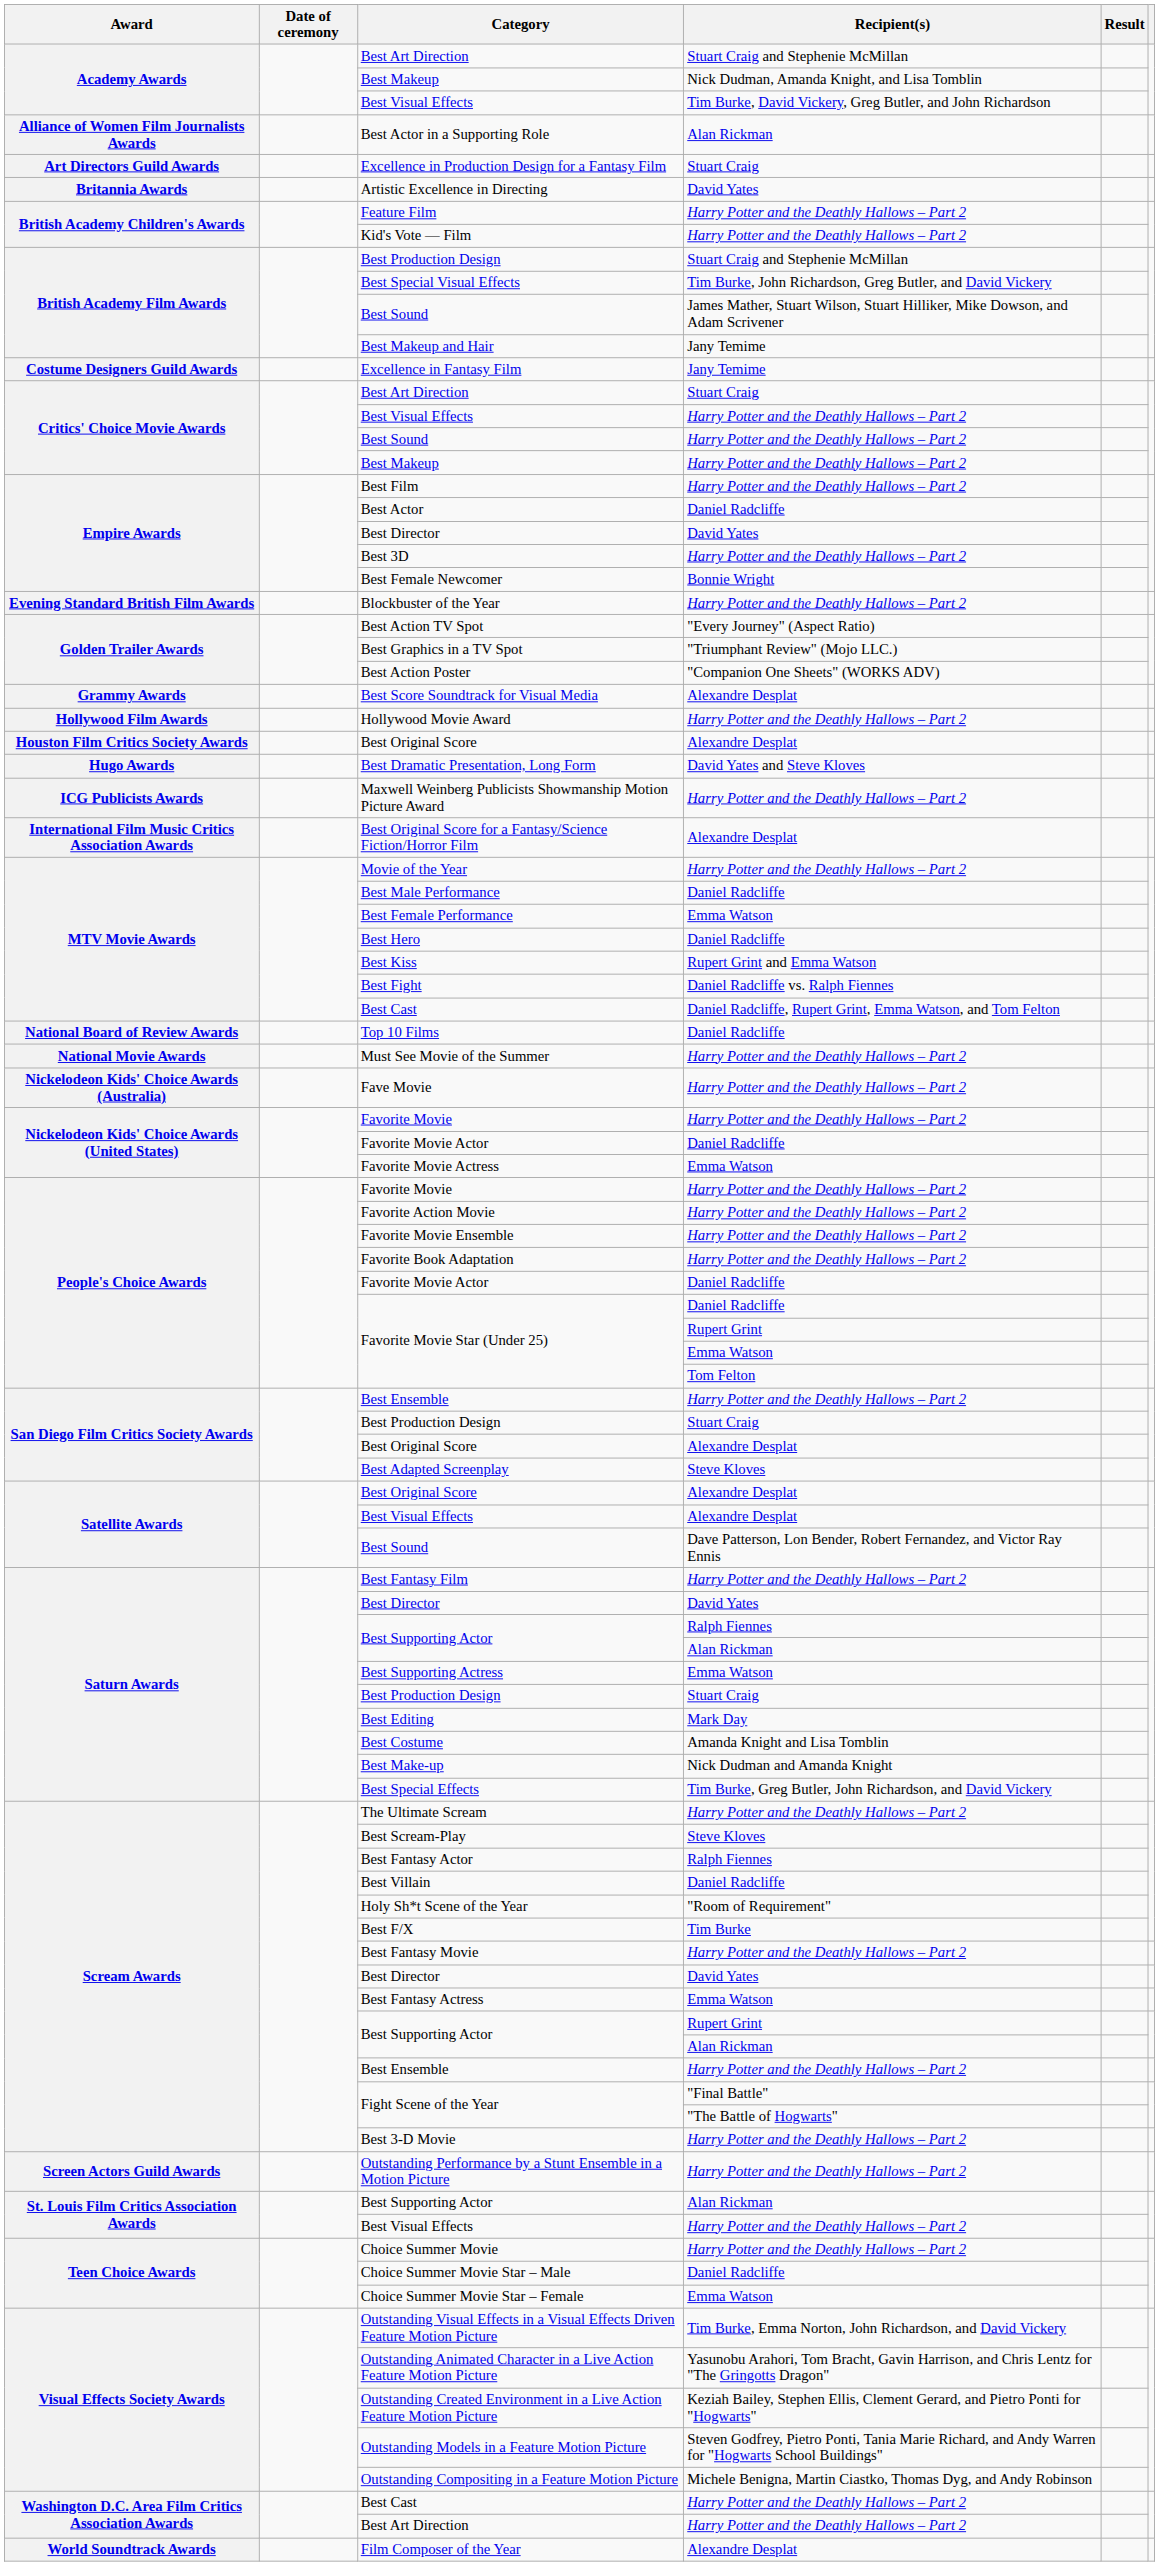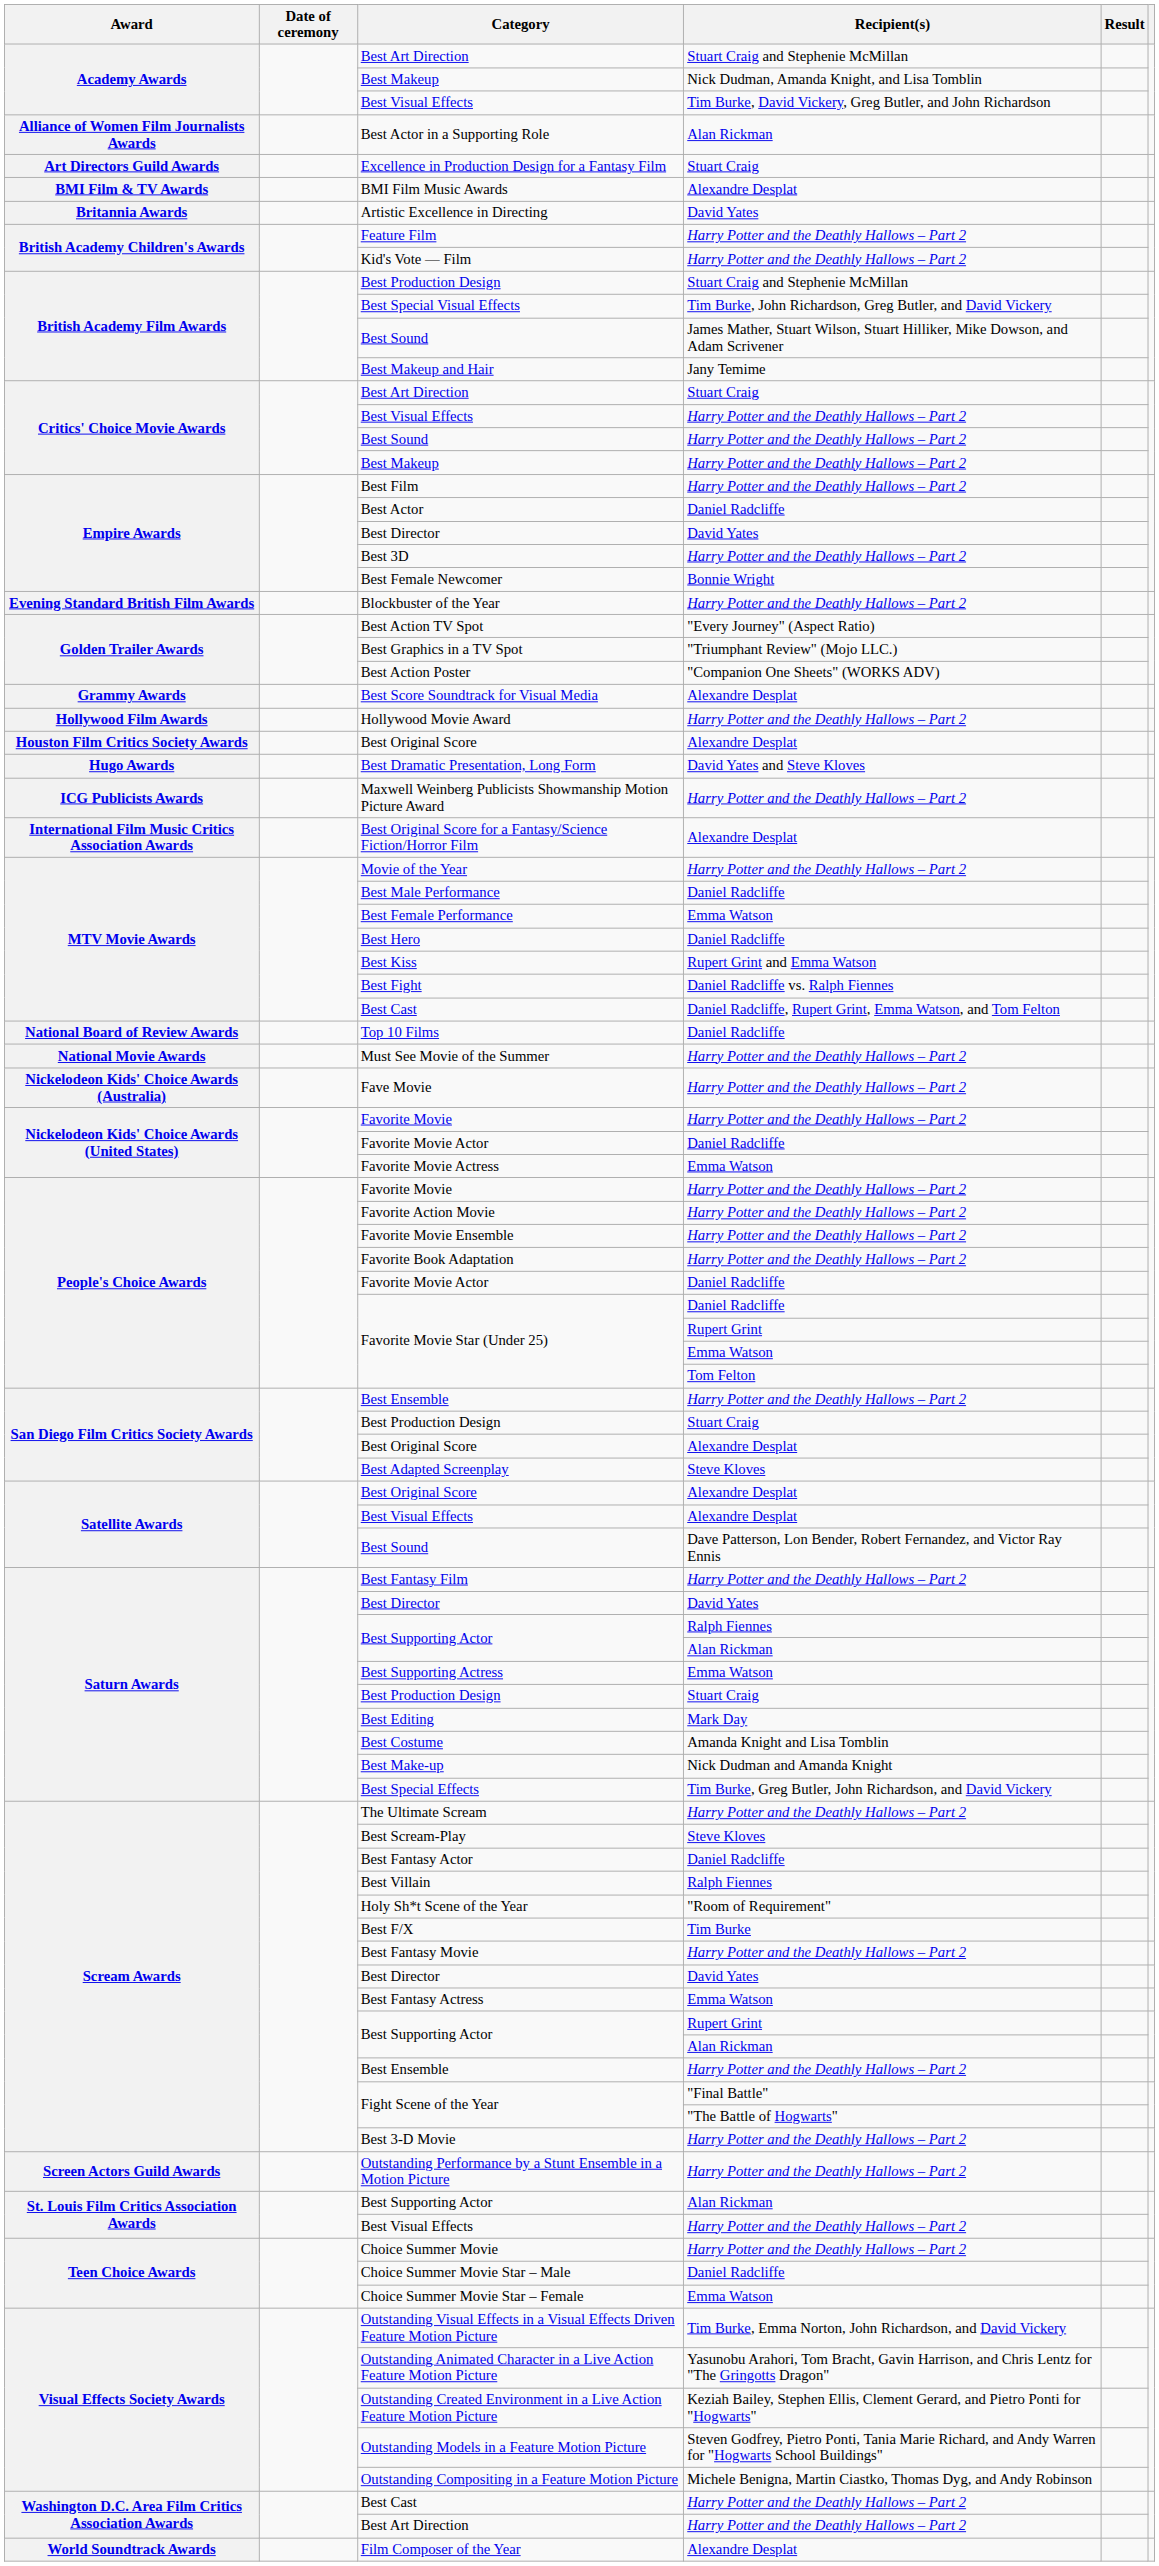+ row: (132, 189)
- row: (132, 369)
(730, 1859) Ralph Fiennes -> (736, 1859) Daniel Radcliffe
(736, 1882) Daniel Radcliffe -> (730, 1882) Ralph Fiennes
